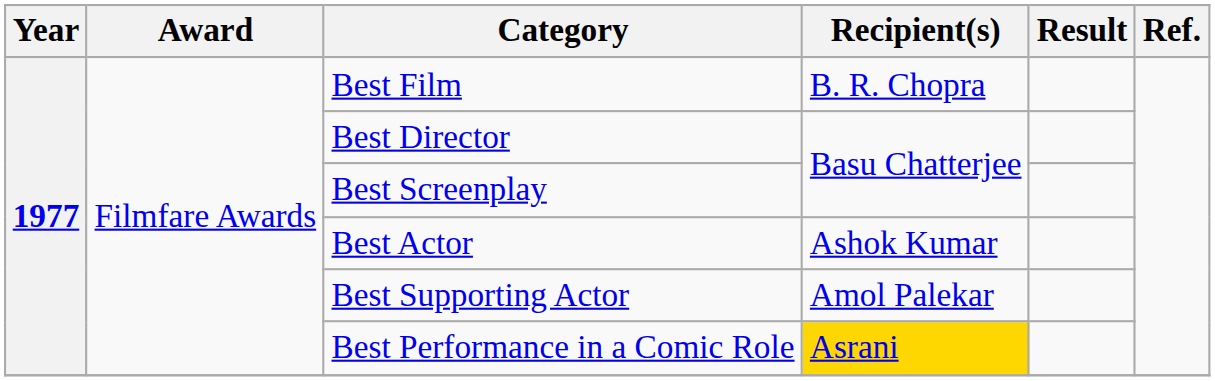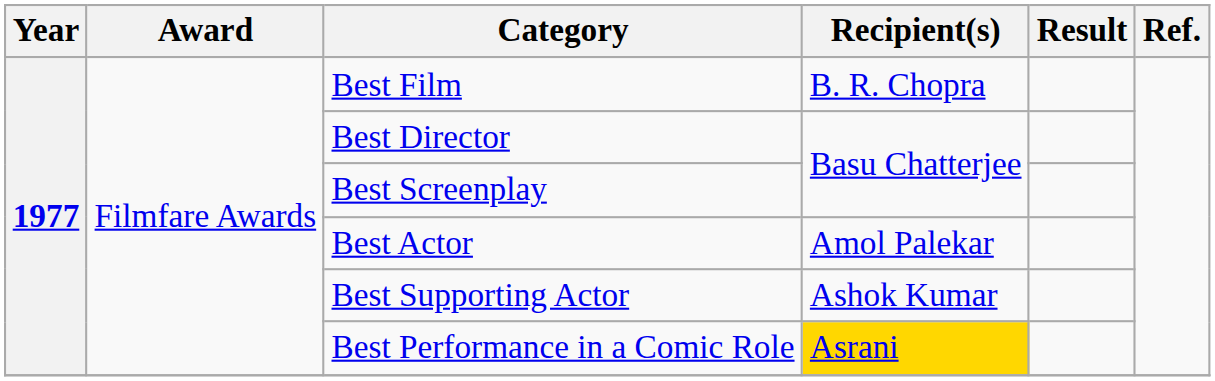(904, 242) Ashok Kumar -> (902, 242) Amol Palekar
(902, 294) Amol Palekar -> (904, 294) Ashok Kumar
